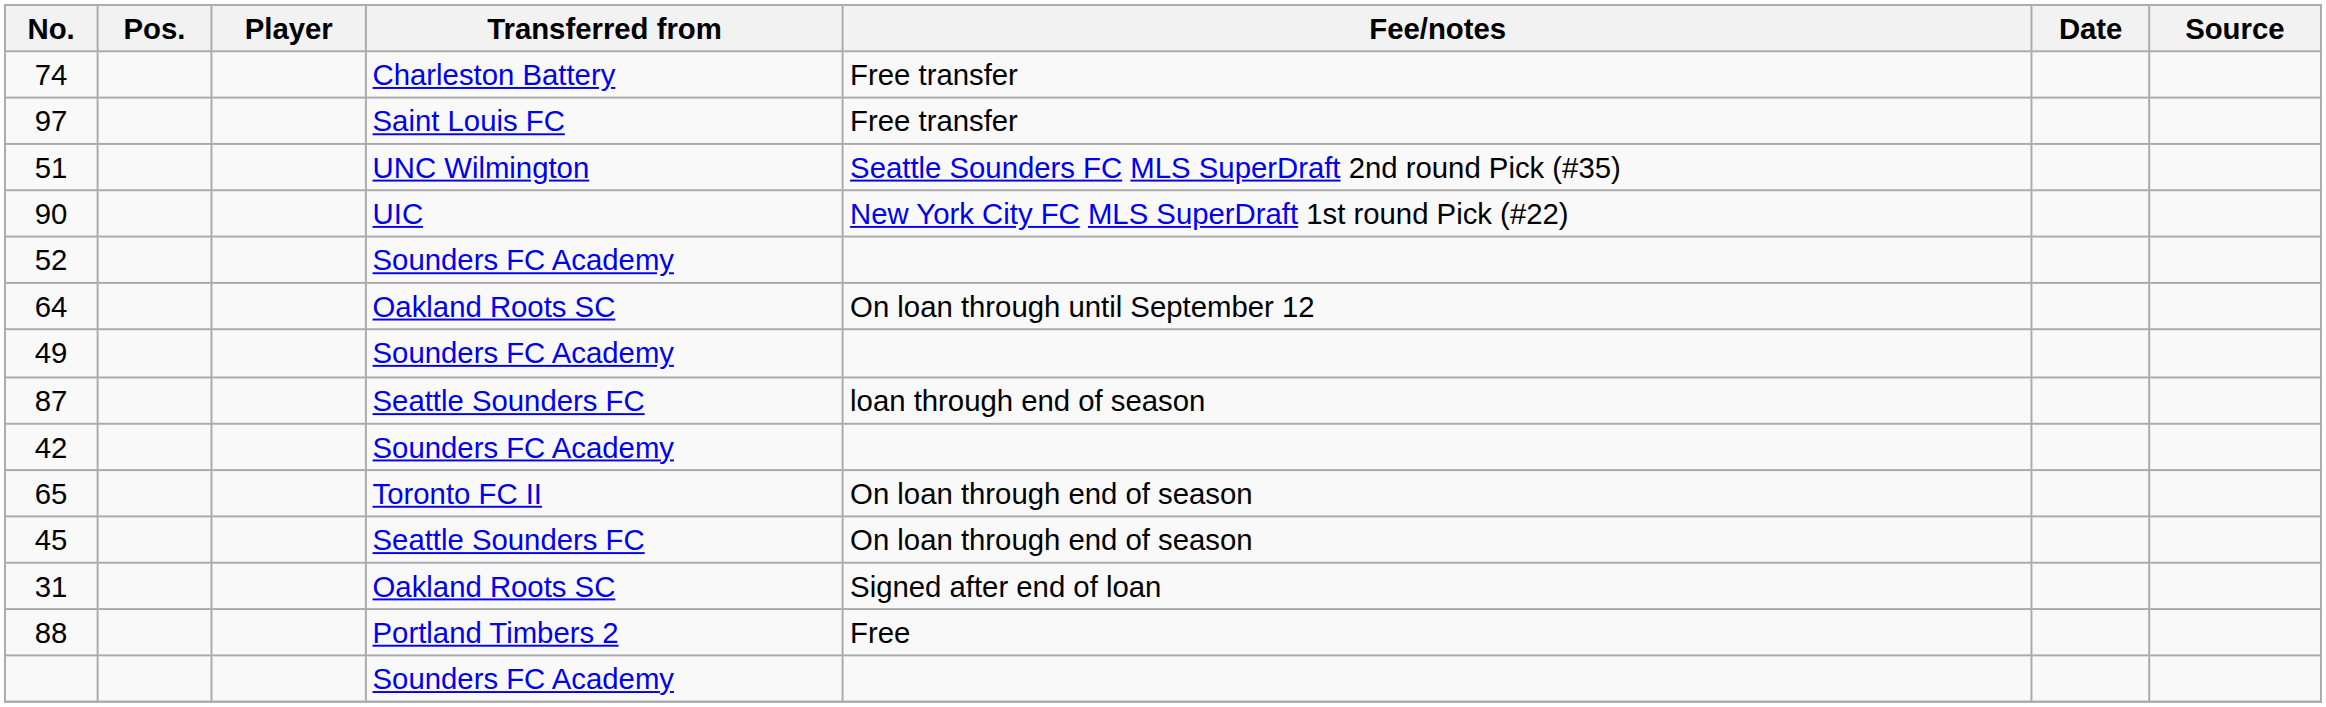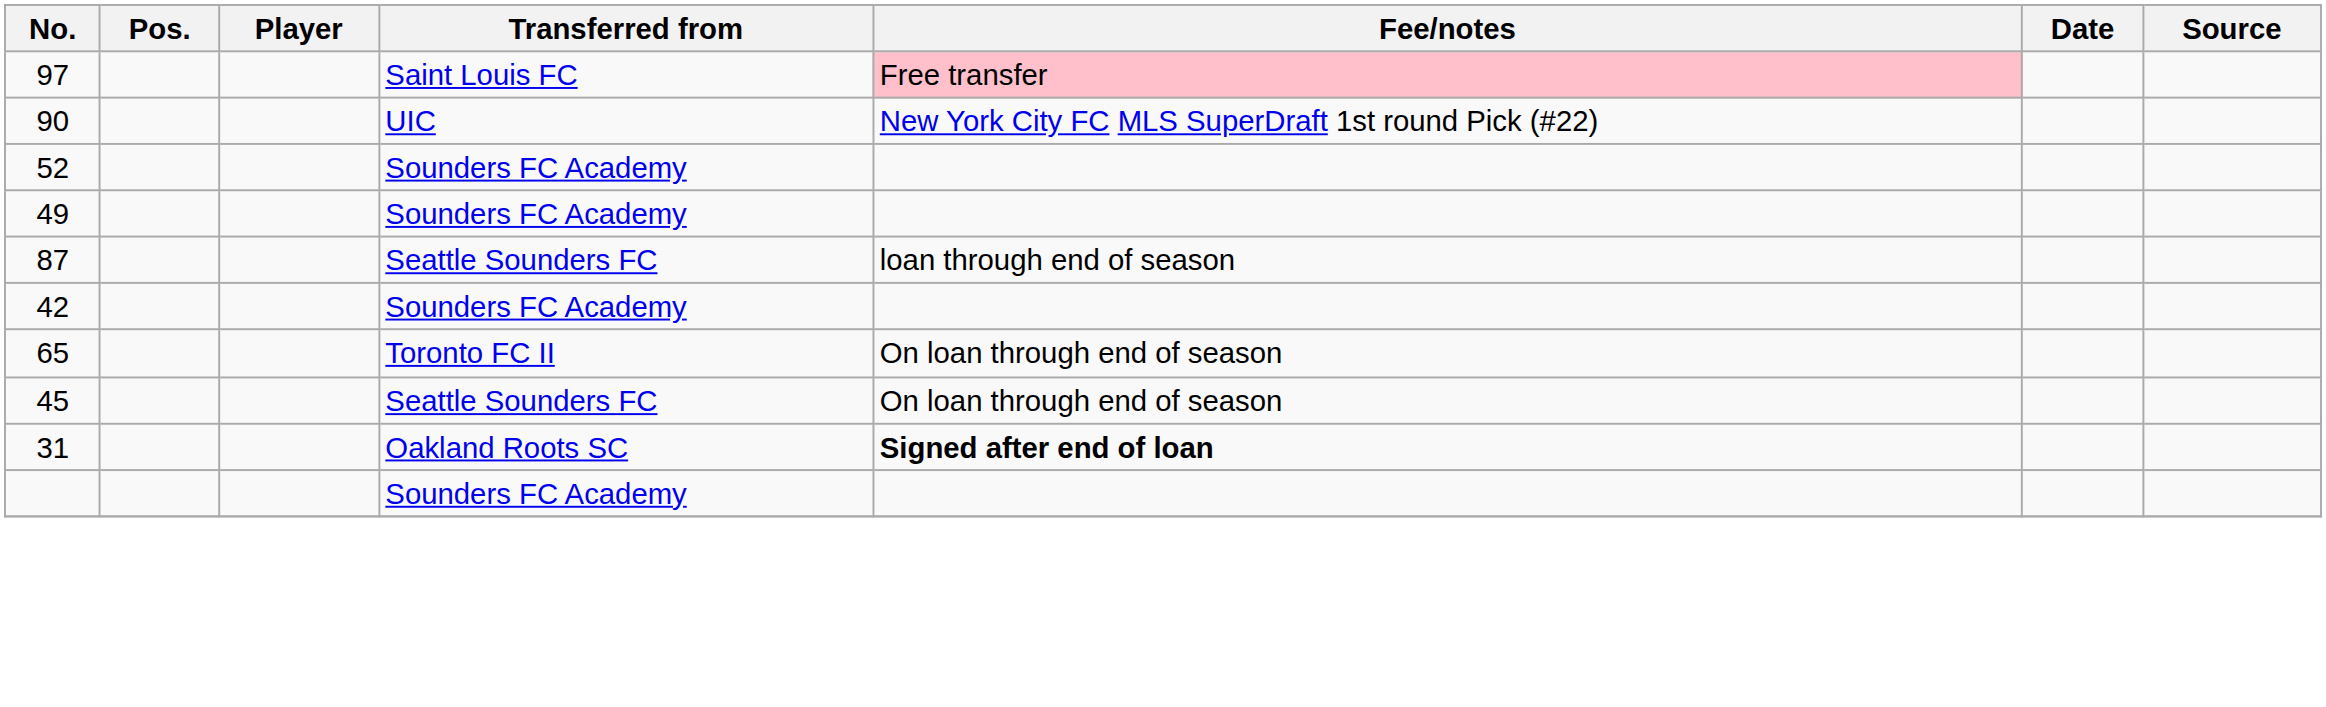- row: (51, 75)
(934, 121) no background -> (964, 75) pink background
- row: (51, 168)
- row: (51, 307)
(1006, 586) normal -> (1047, 446) bold
- row: (51, 632)
